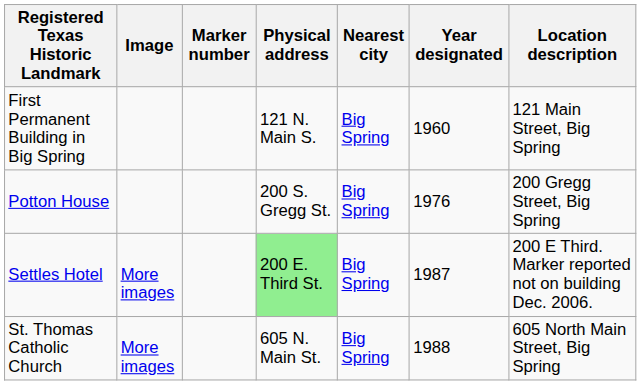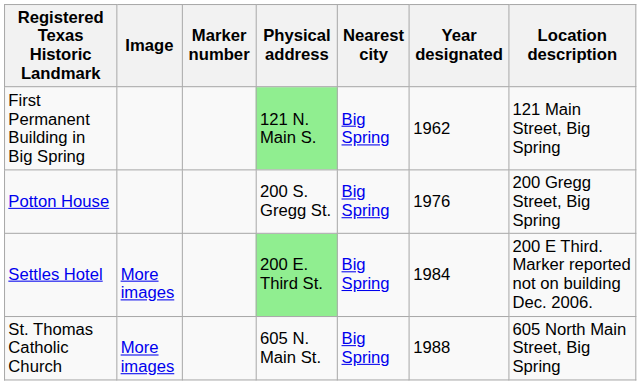(288, 128) no background -> (288, 128) lightgreen background
(432, 128) 1960 -> (432, 128) 1962
(432, 274) 1987 -> (432, 274) 1984
